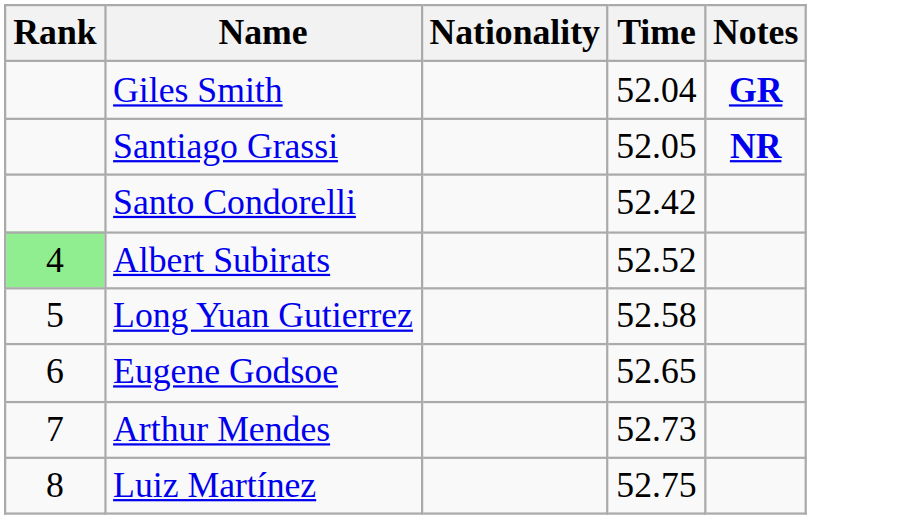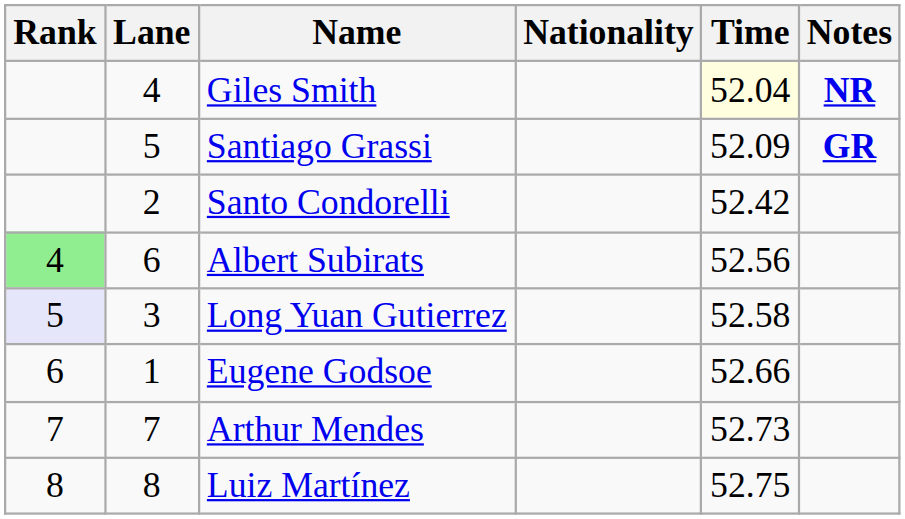+ column: (152, 32)
(656, 89) no background -> (750, 89) lightyellow background
(756, 89) GR -> (849, 89) NR
(656, 145) 52.05 -> (750, 145) 52.09
(756, 145) NR -> (849, 145) GR
(656, 259) 52.52 -> (750, 259) 52.56
(55, 315) no background -> (55, 315) lavender background
(656, 372) 52.65 -> (750, 372) 52.66
